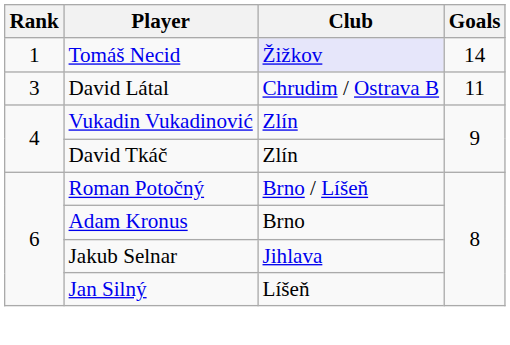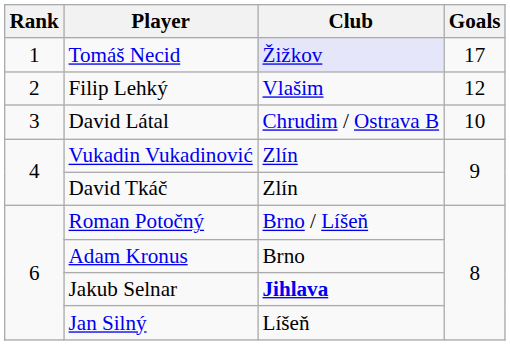(475, 54) 14 -> (475, 54) 17
+ row: (118, 88)
(475, 88) 11 -> (475, 121) 10
(292, 255) normal -> (295, 289) bold
